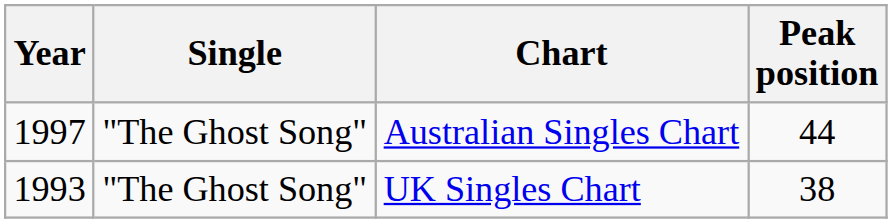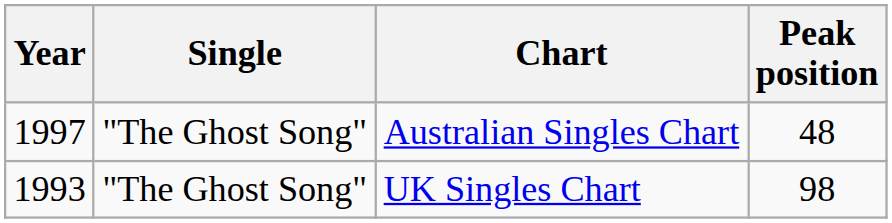(817, 131) 44 -> (817, 131) 48
(817, 188) 38 -> (817, 188) 98
